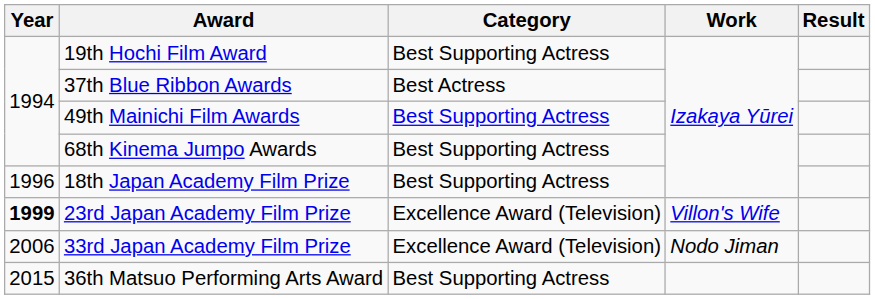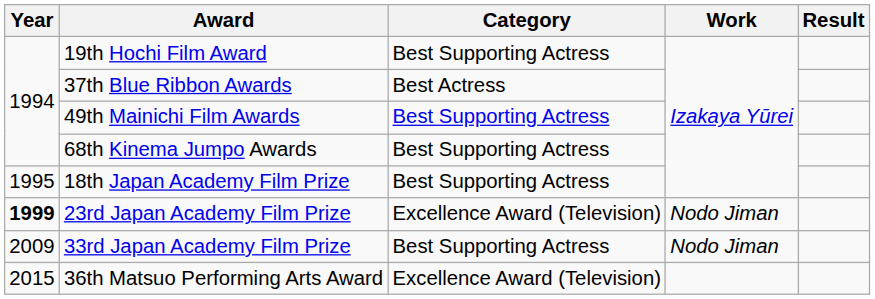(32, 181) 1996 -> (32, 181) 1995
(725, 213) Villon's Wife -> (725, 213) Nodo Jiman
(32, 246) 2006 -> (32, 246) 2009
(527, 246) Excellence Award (Television) -> (501, 246) Best Supporting Actress
(501, 278) Best Supporting Actress -> (527, 278) Excellence Award (Television)
